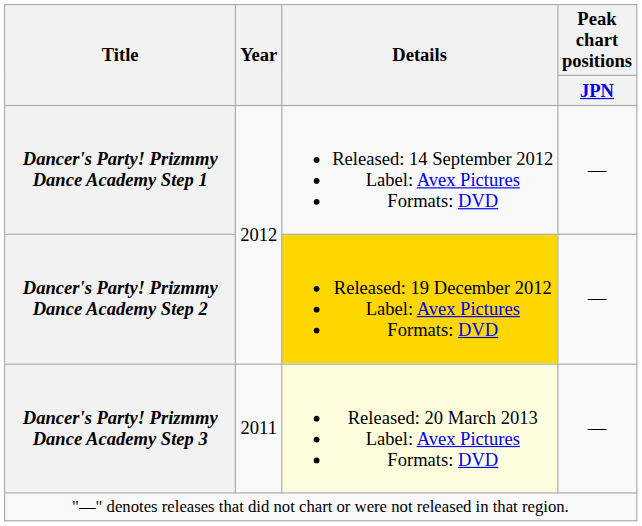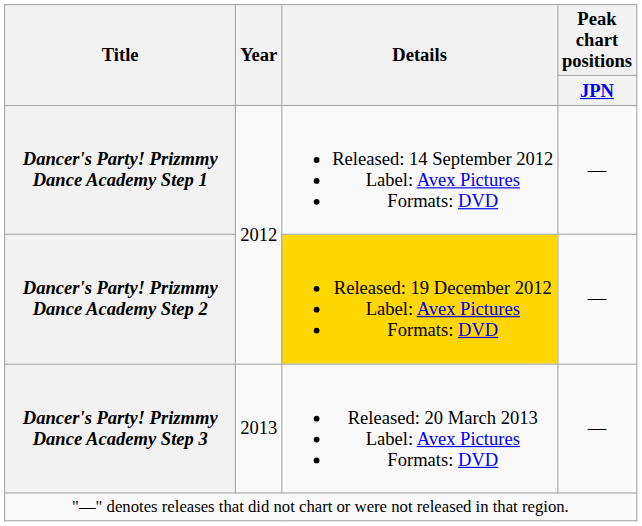(259, 428) 2011 -> (259, 428) 2013
(420, 439) lightyellow background -> (420, 439) no background
